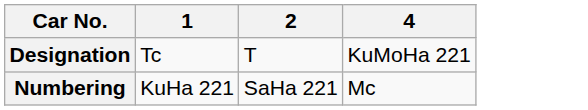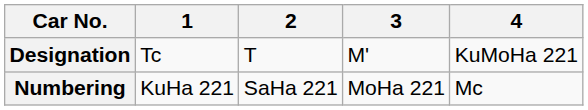+ column: (396, 21)
